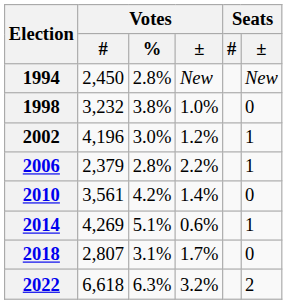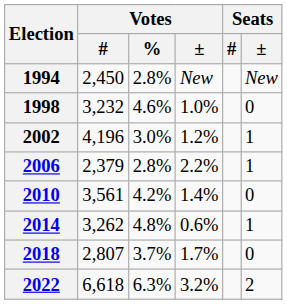(152, 107) 3.8% -> (152, 107) 4.6%
(103, 225) 4,269 -> (103, 225) 3,262
(152, 225) 5.1% -> (152, 225) 4.8%
(152, 254) 3.1% -> (152, 254) 3.7%
